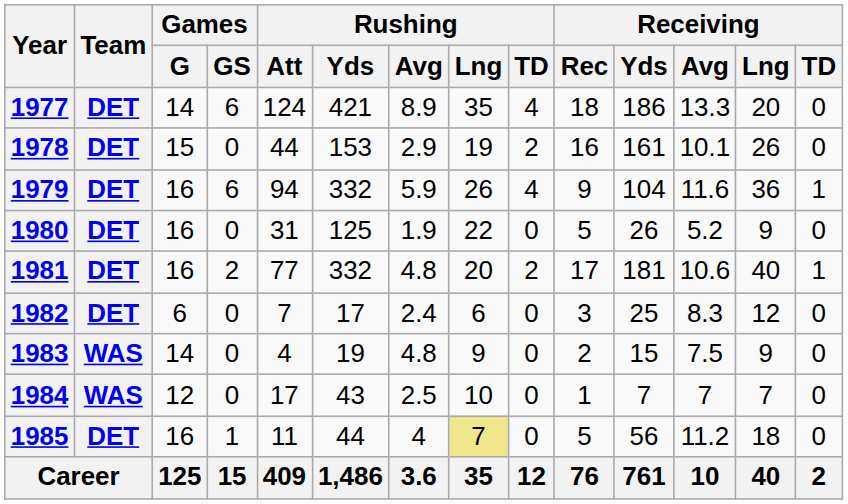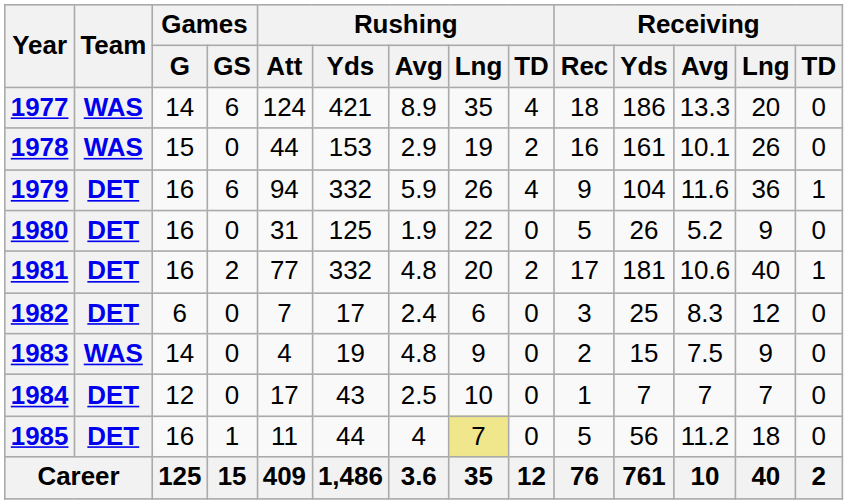(113, 107) DET -> (113, 107) WAS
(113, 148) DET -> (113, 148) WAS
(113, 395) WAS -> (113, 395) DET
